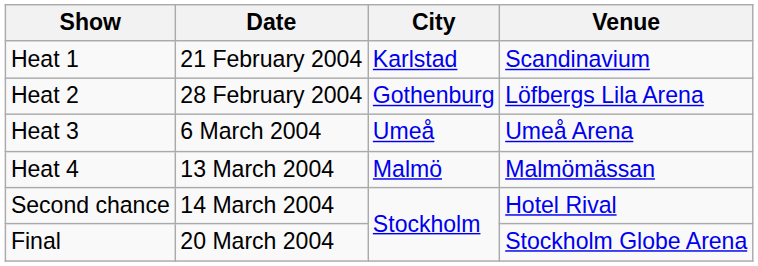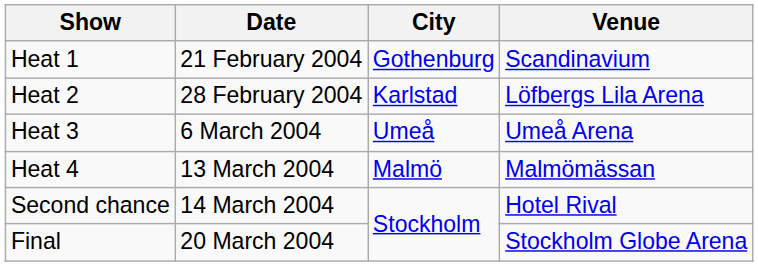(415, 59) Karlstad -> (434, 59) Gothenburg
(434, 95) Gothenburg -> (415, 95) Karlstad
